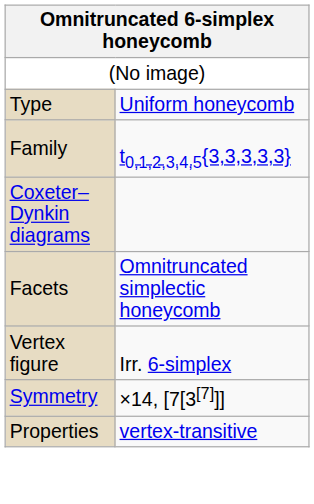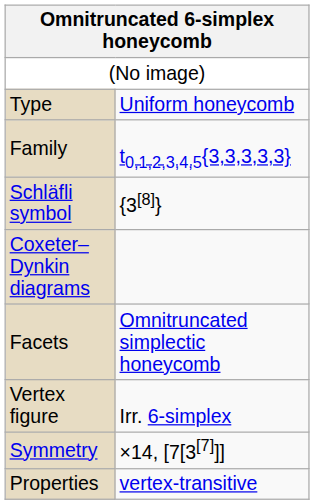+ row: (41, 203)
